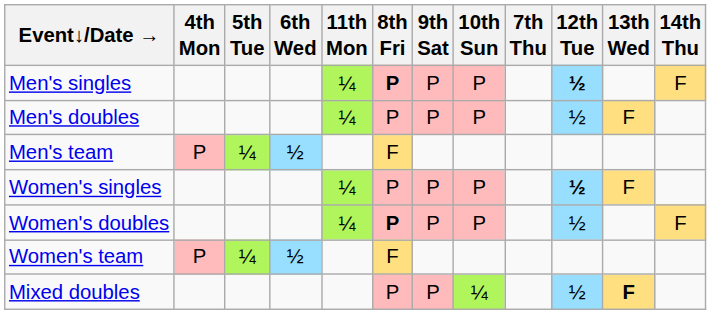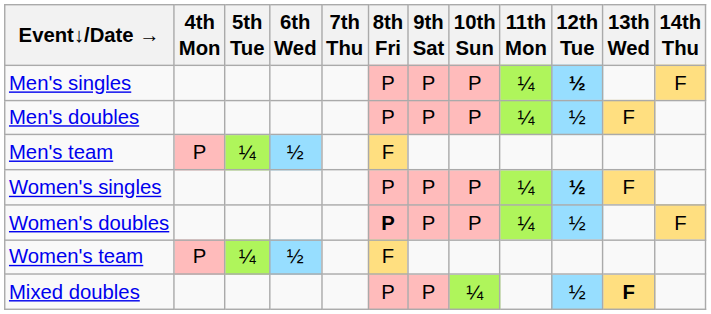columns swapped: (528, 35) <-> (347, 35)
(392, 82) bold -> (388, 82) normal
